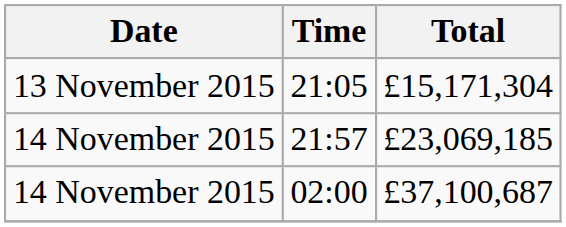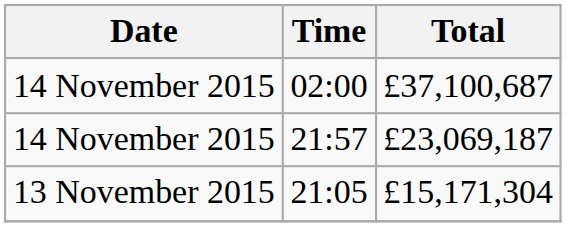rows swapped: (329, 85) <-> (329, 192)
(468, 138) £23,069,185 -> (468, 138) £23,069,187
